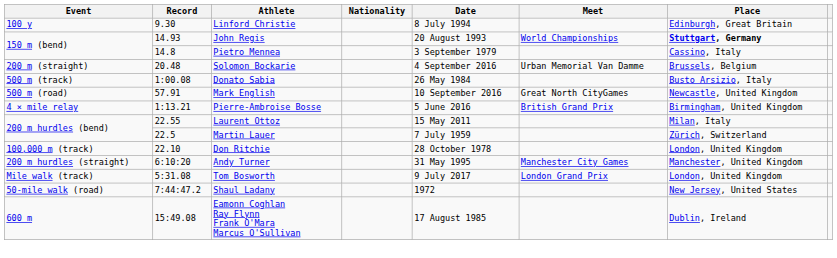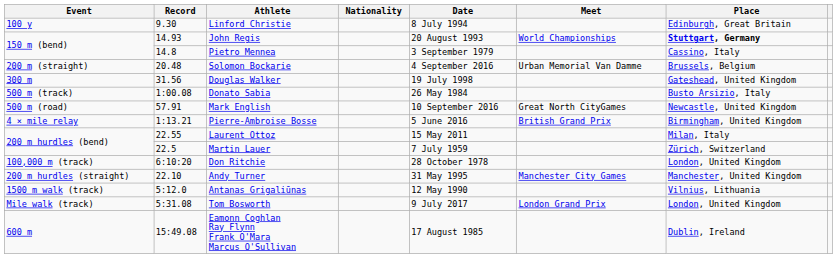+ row: (245, 80)
(168, 149) 22.10 -> (174, 163) 6:10:20
(173, 163) 6:10:20 -> (169, 177) 22.10
+ row: (258, 190)
- row: (244, 190)
